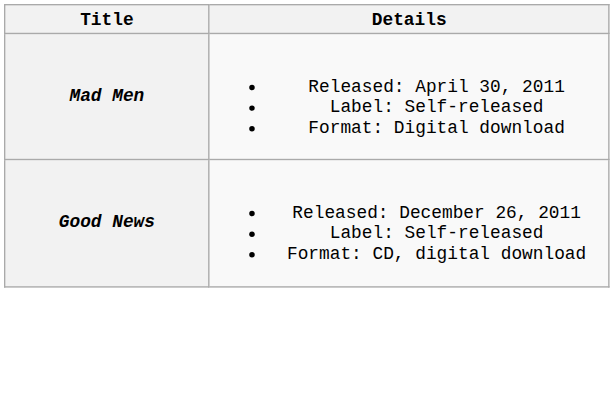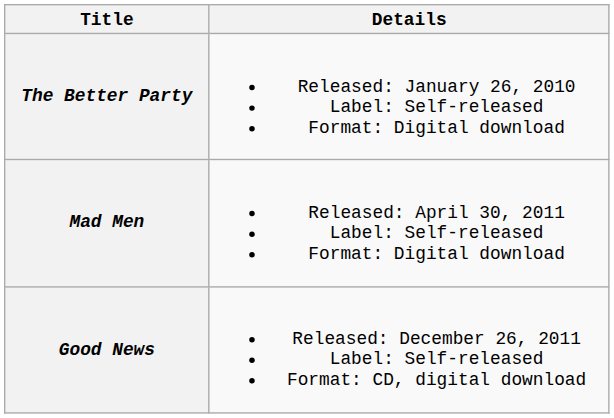+ row: (107, 97)
